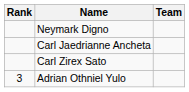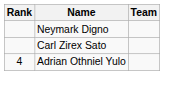- row: (94, 45)
(19, 78) 3 -> (19, 62) 4
